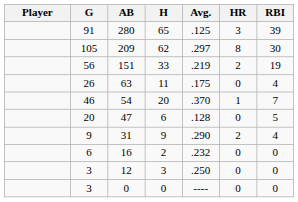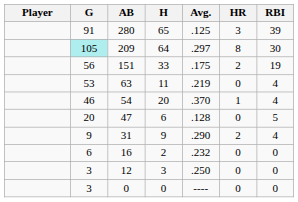(89, 48) no background -> (89, 48) paleturquoise background
(164, 48) 62 -> (164, 48) 64
(201, 65) .219 -> (201, 65) .175
(89, 83) 26 -> (89, 83) 53
(201, 83) .175 -> (201, 83) .219
(275, 100) 7 -> (275, 100) 4
